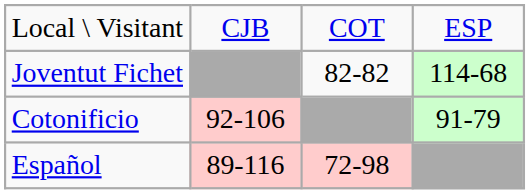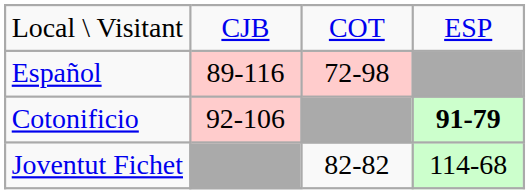rows swapped: (97, 73) <-> (57, 165)
(468, 119) normal -> (468, 119) bold
